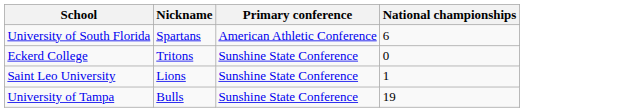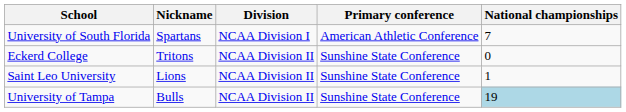+ column: (266, 14)
(386, 35) 6 -> (488, 35) 7
(389, 96) no background -> (491, 96) lightblue background
